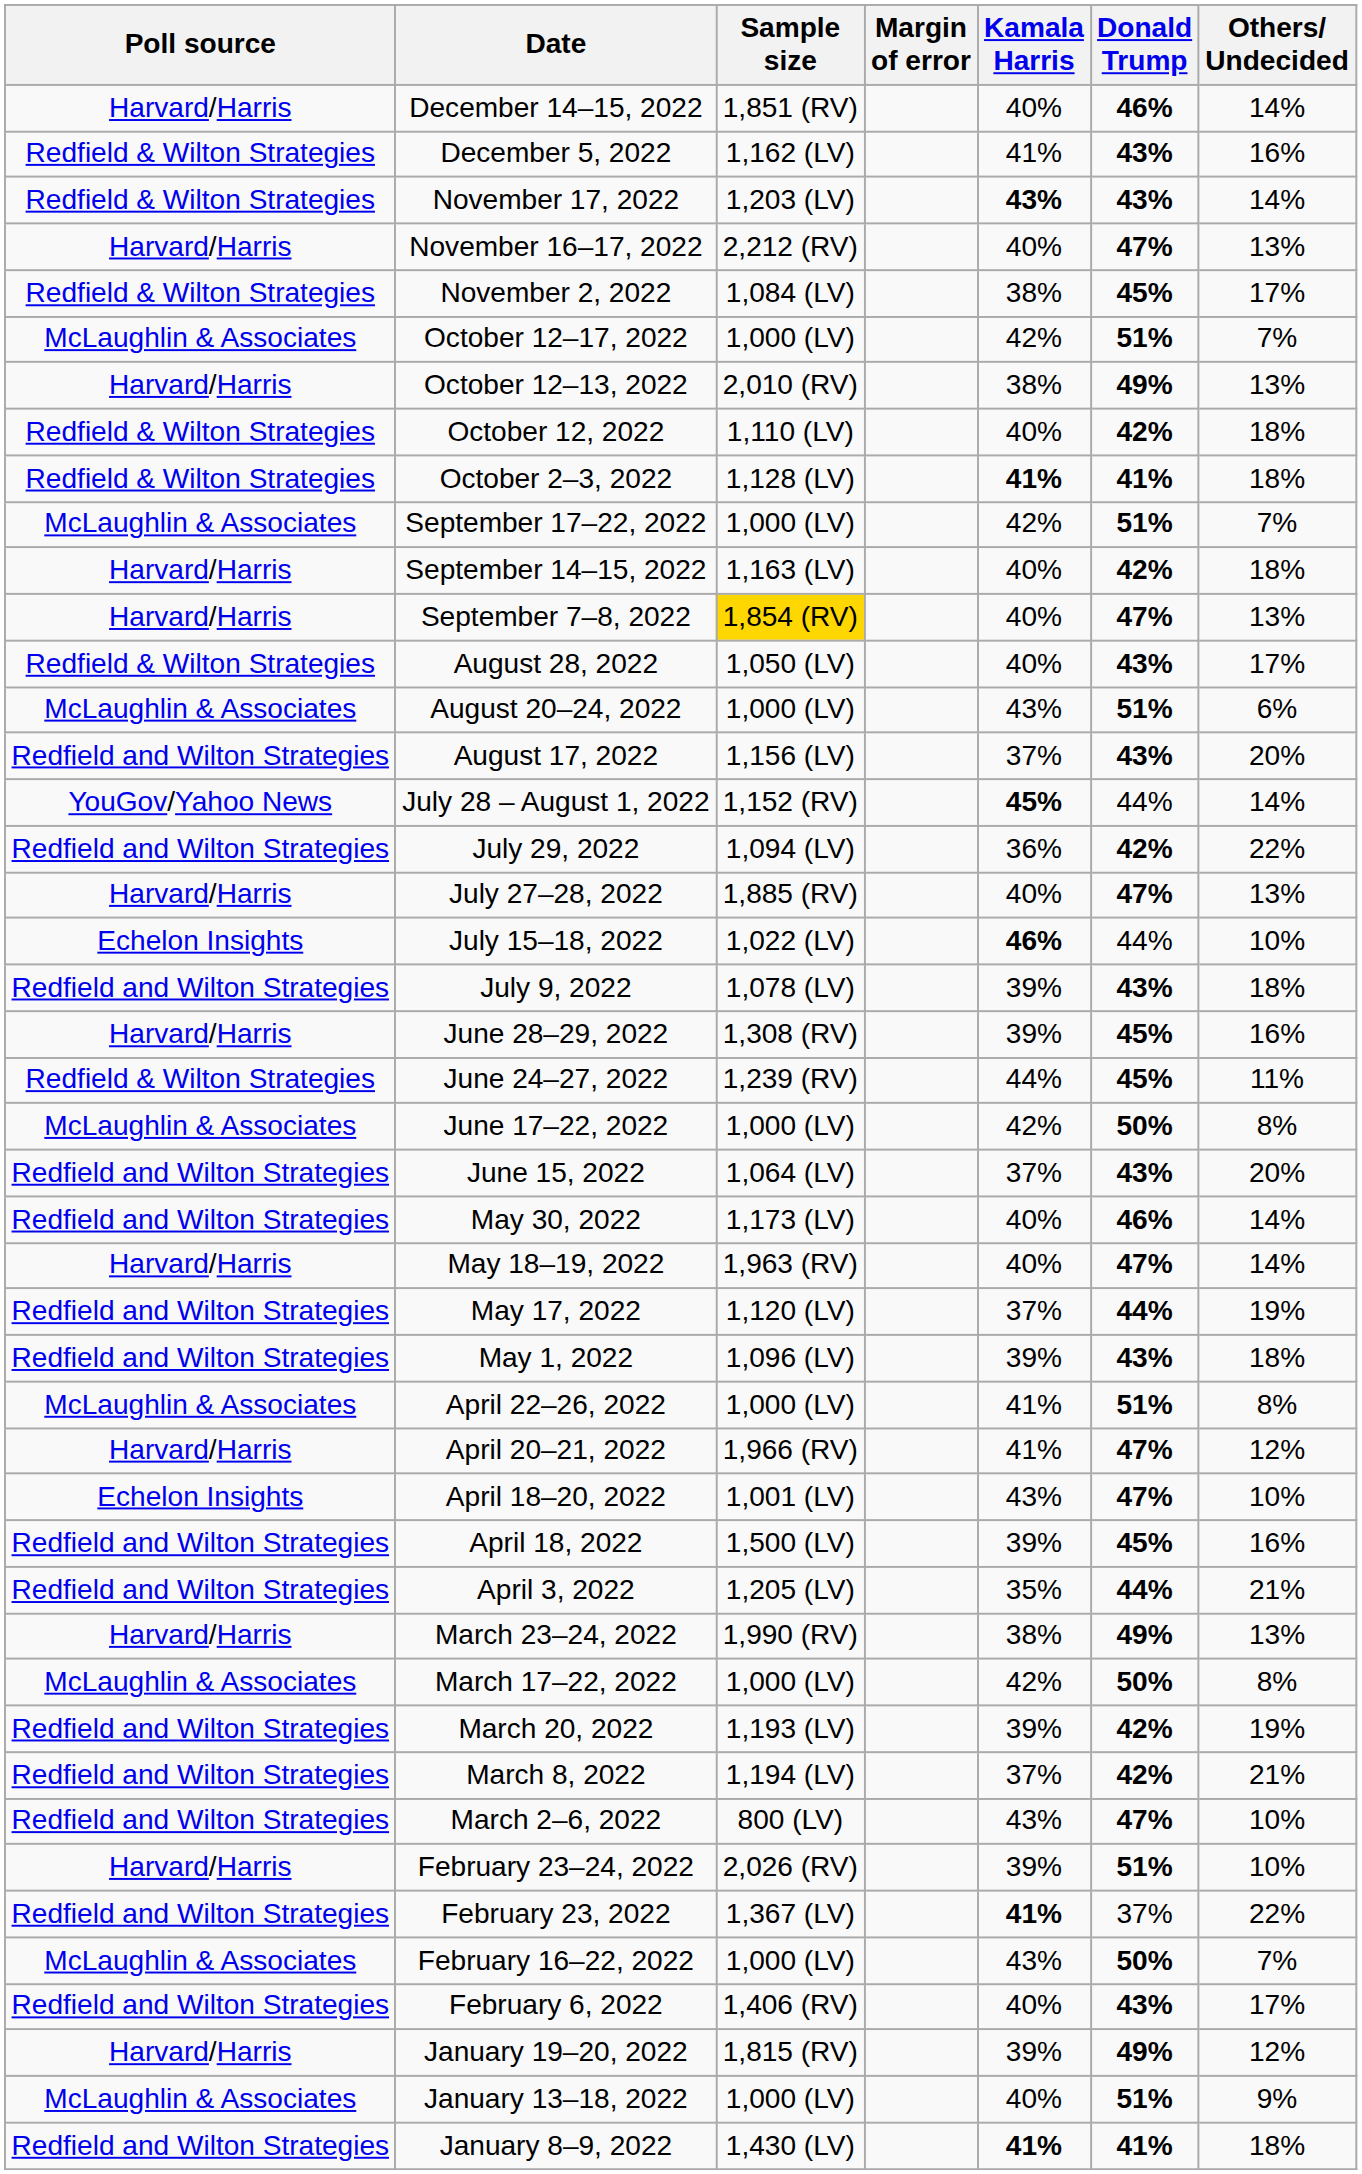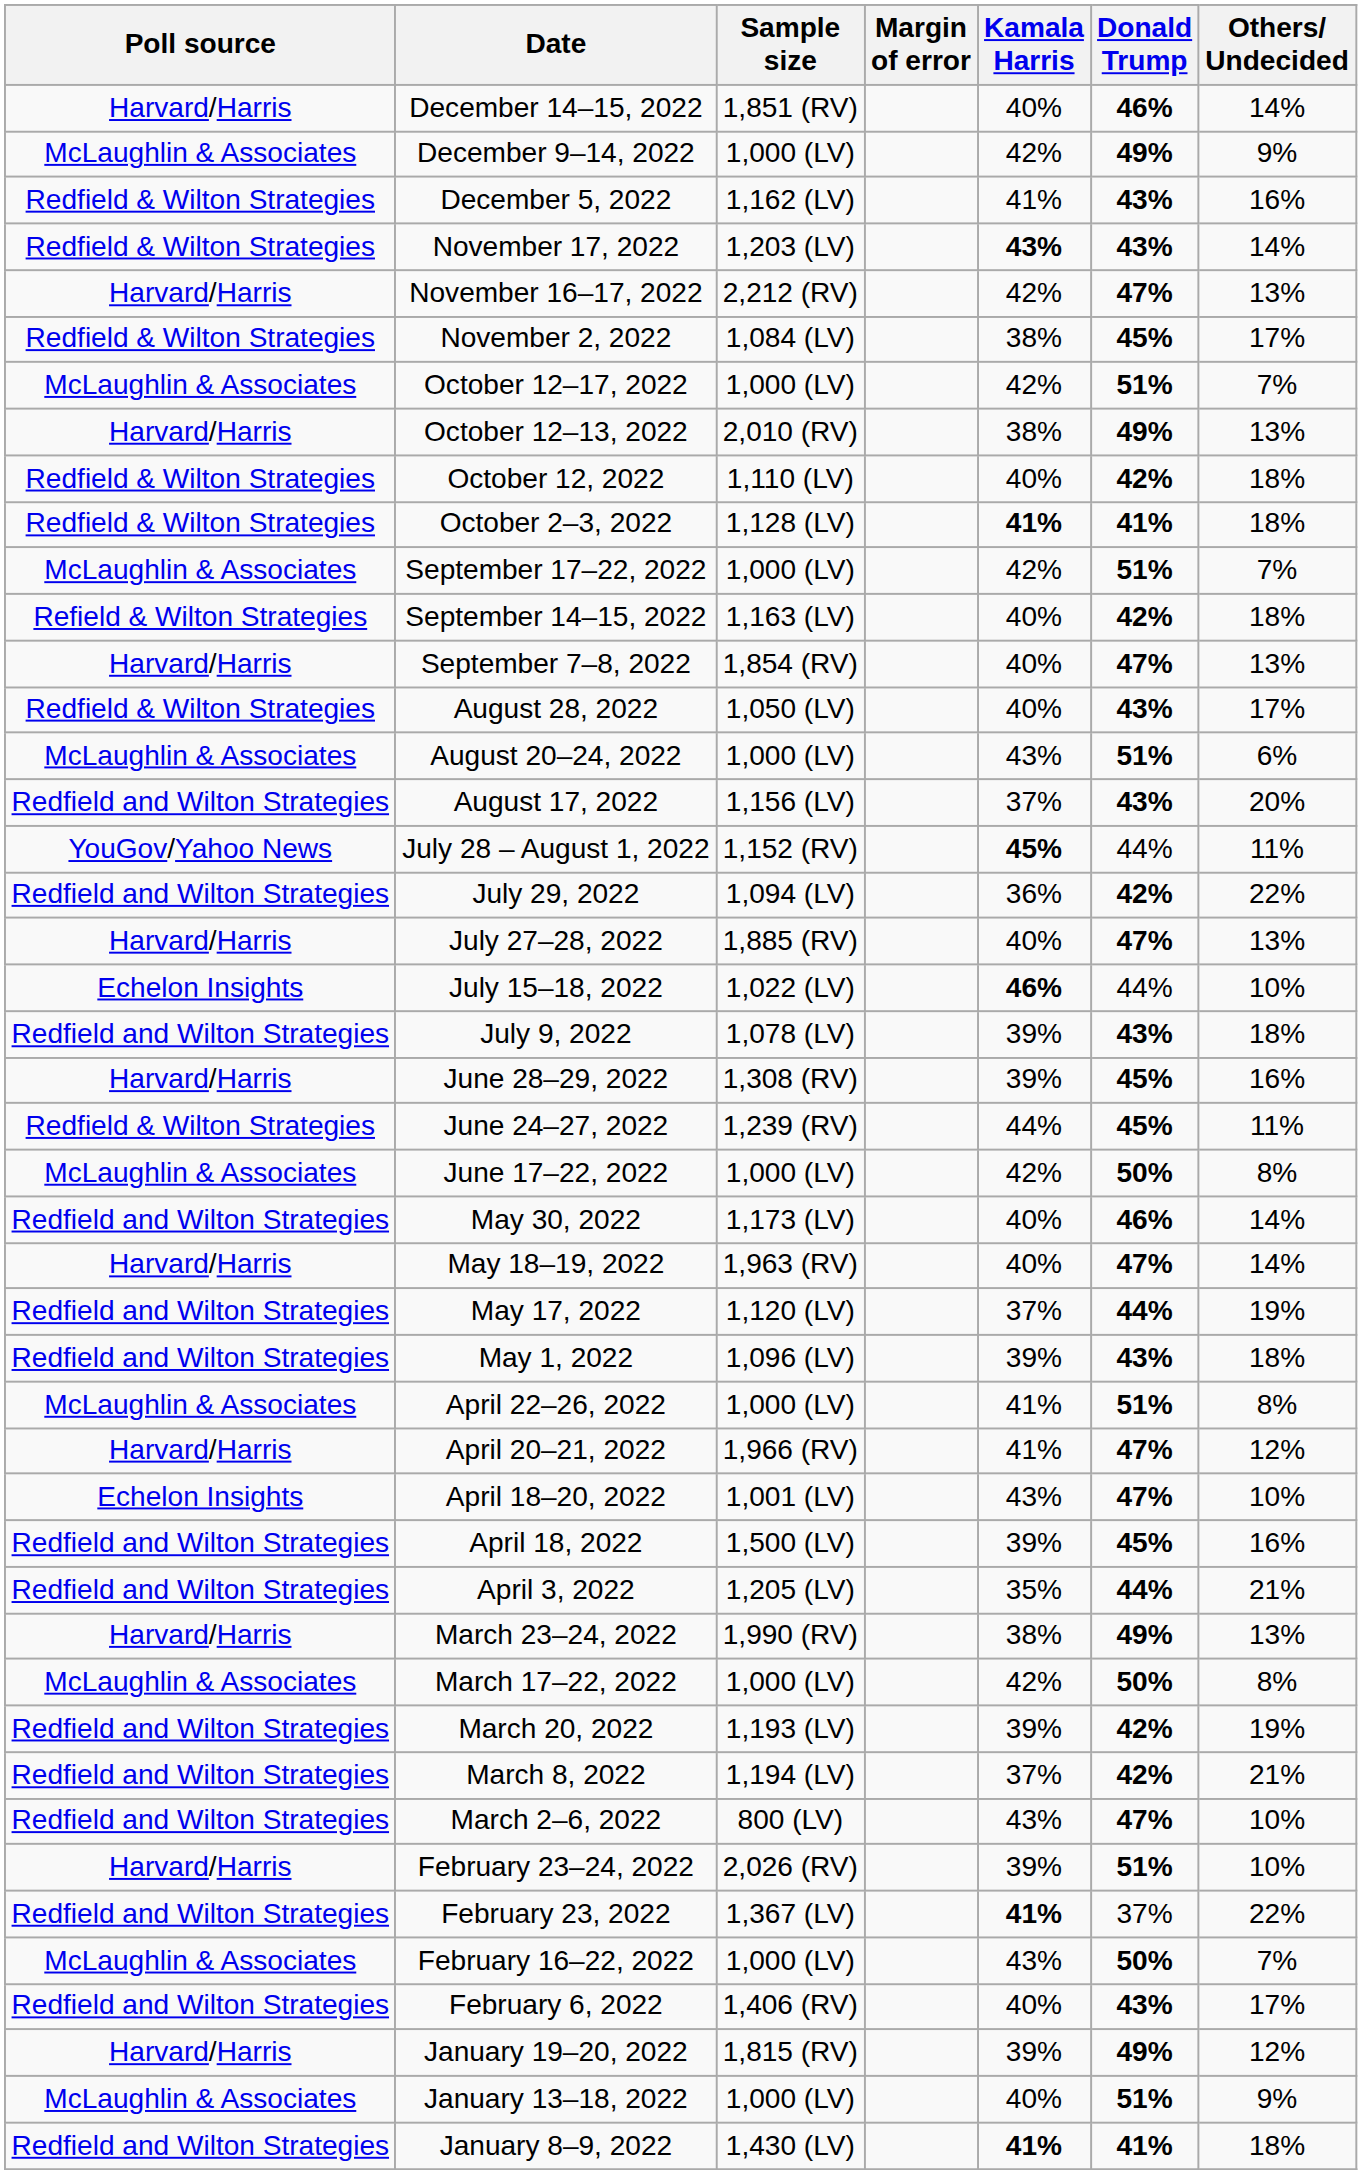+ row: (556, 153)
(1034, 246) 40% -> (1034, 292) 42%
(200, 570) Harvard/Harris -> (200, 616) Refield & Wilton Strategies
(790, 616) gold background -> (790, 663) no background
(1277, 802) 14% -> (1277, 848) 11%
- row: (556, 1172)
